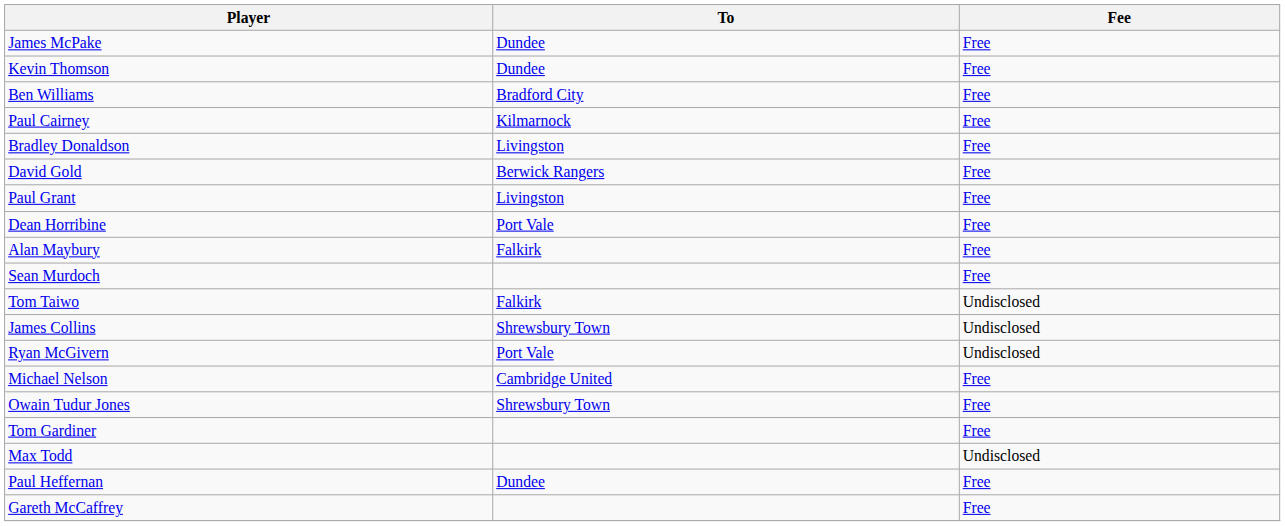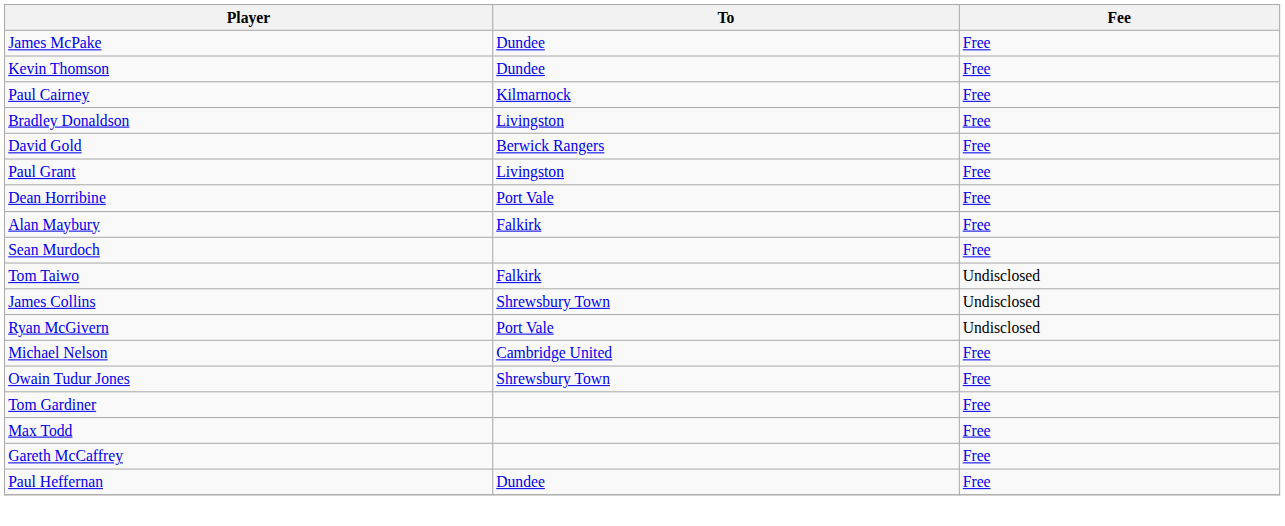- row: (51, 95)
(1001, 456) Undisclosed -> (977, 430) Free
rows swapped: (66, 508) <-> (56, 482)
